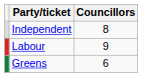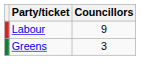- row: (42, 30)
(106, 64) 6 -> (104, 47) 3
